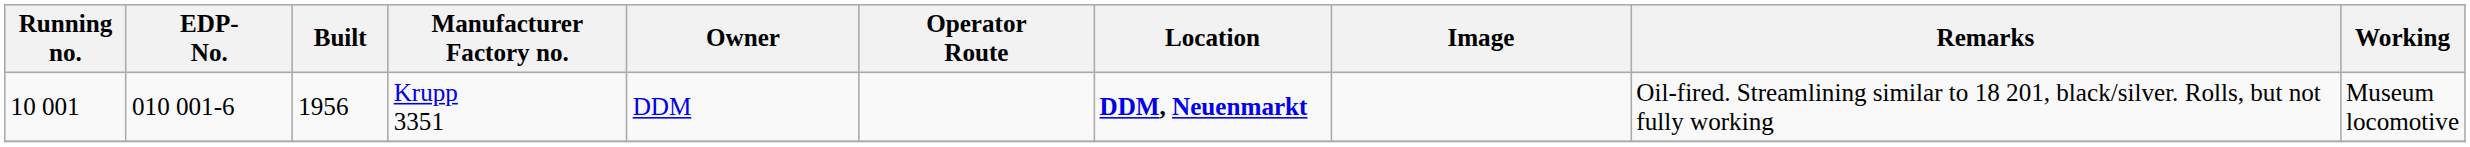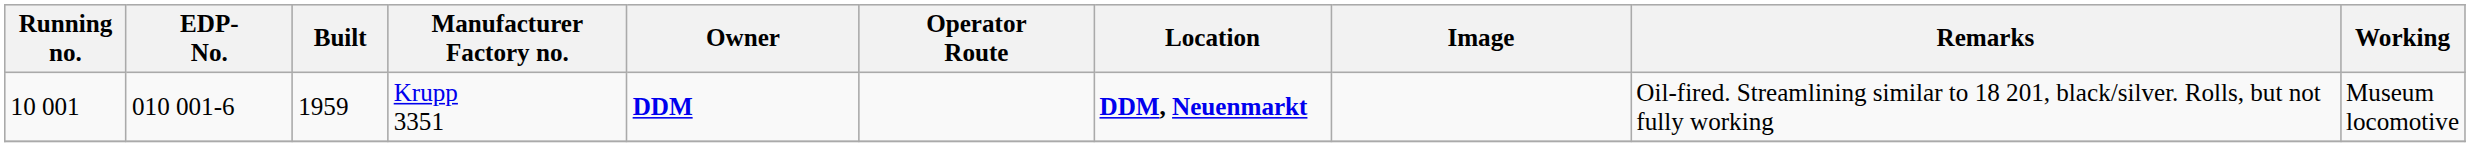(323, 106) 1956 -> (323, 106) 1959
(662, 106) normal -> (663, 106) bold
